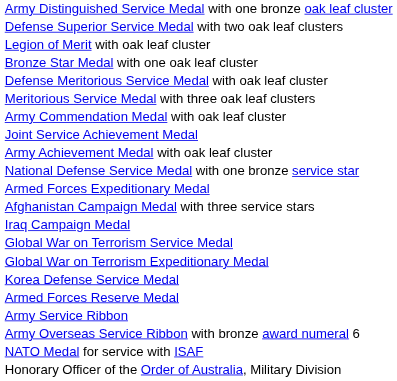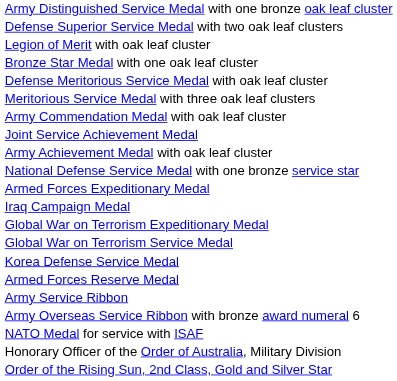- row: (160, 207)
rows swapped: (137, 261) <-> (119, 243)
+ row: (168, 369)
